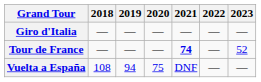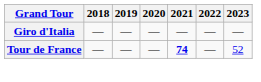- row: (46, 67)
